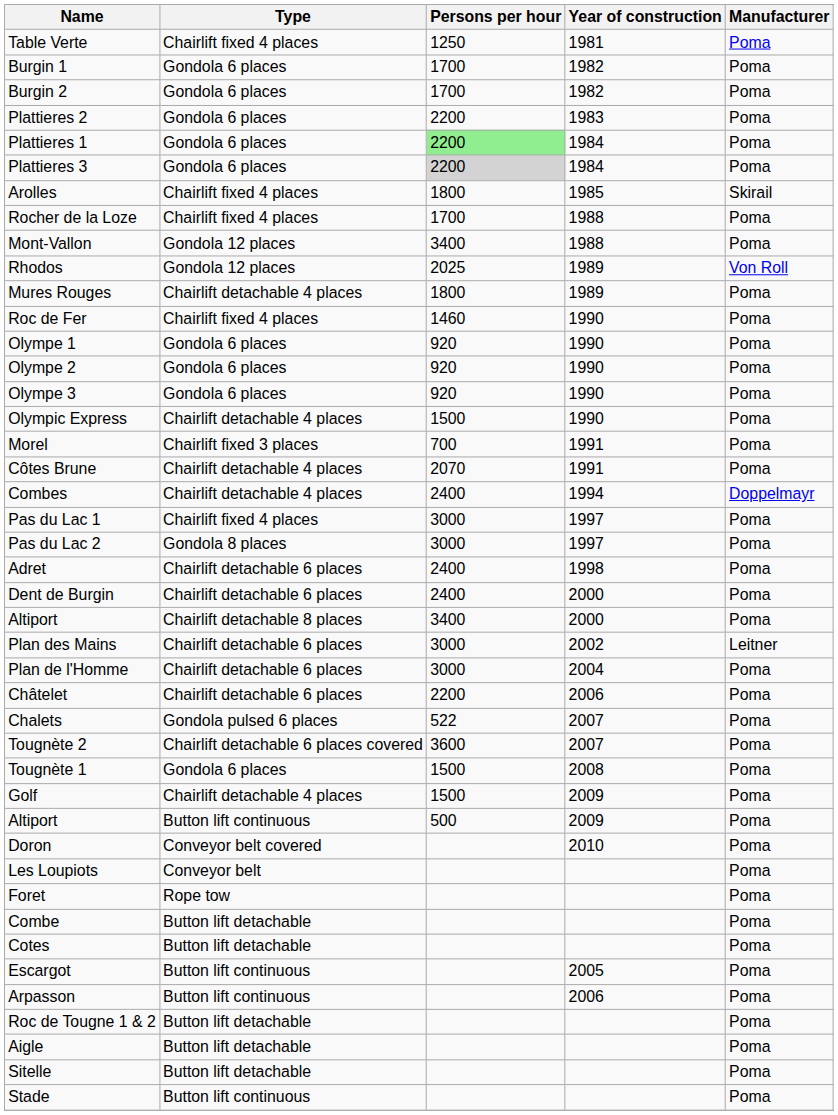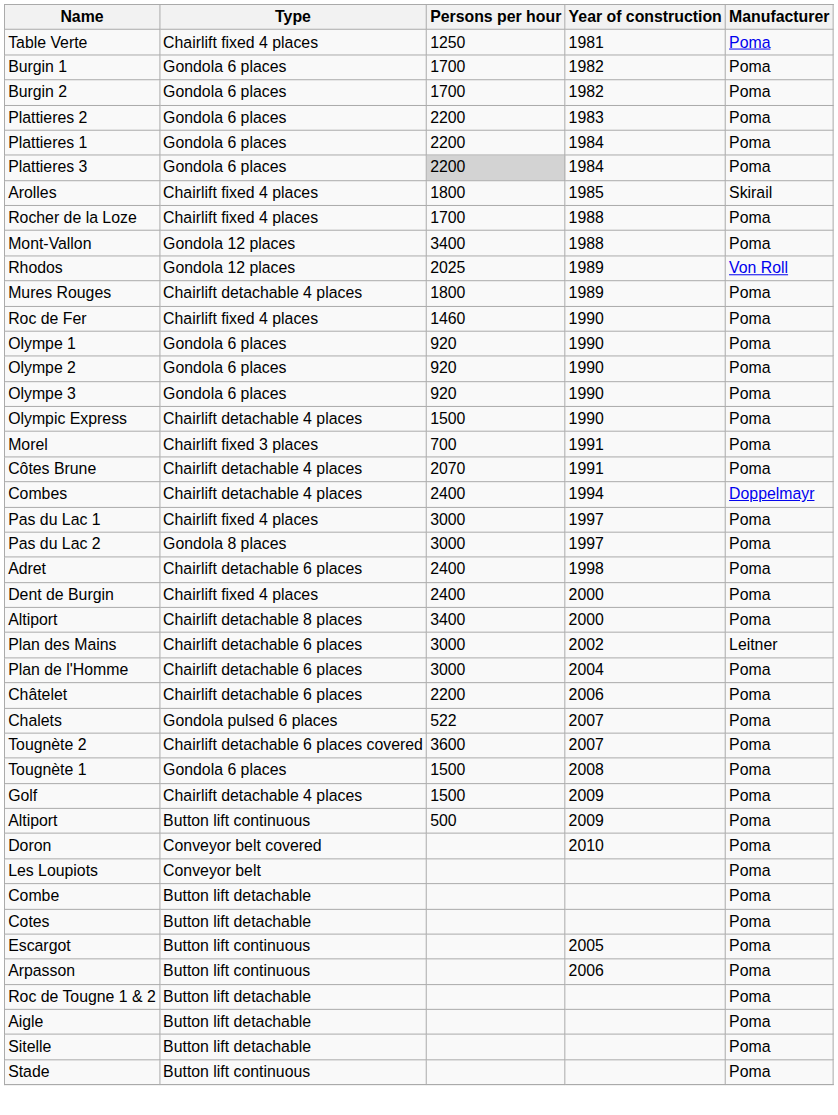(448, 142) lightgreen background -> (448, 142) no background
(263, 594) Chairlift detachable 6 places -> (241, 594) Chairlift fixed 4 places
- row: (27, 896)
